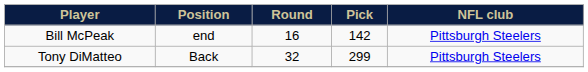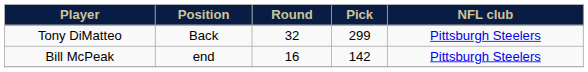rows swapped: (80, 35) <-> (80, 56)
